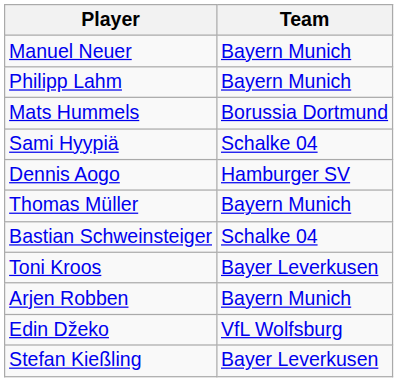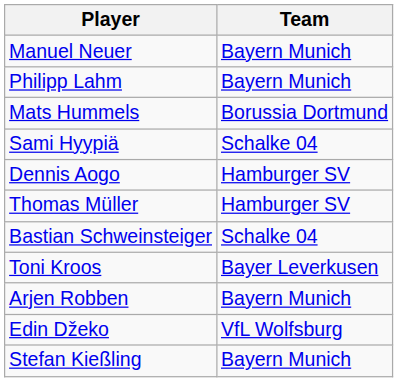(286, 205) Bayern Munich -> (286, 205) Hamburger SV
(300, 360) Bayer Leverkusen -> (286, 360) Bayern Munich
